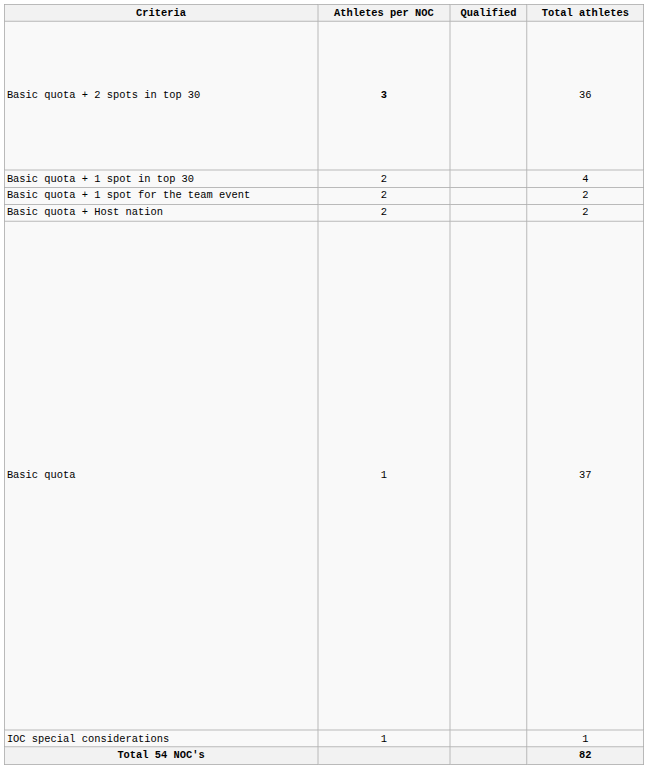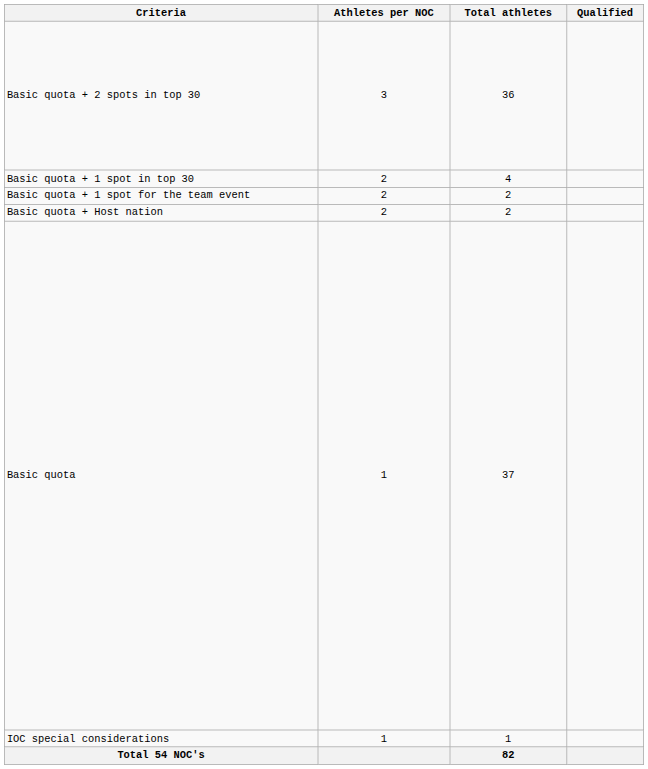columns swapped: (585, 13) <-> (489, 13)
(384, 96) bold -> (384, 96) normal
